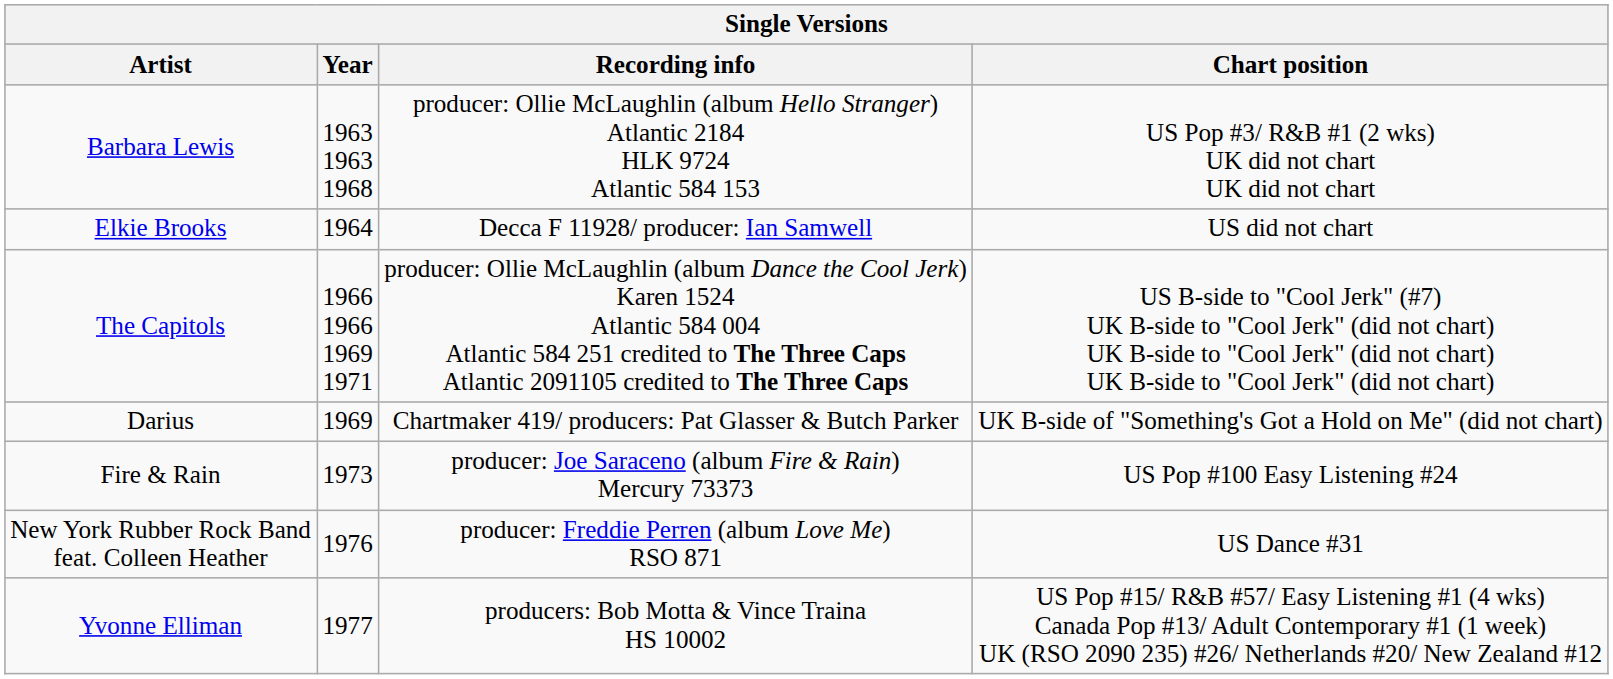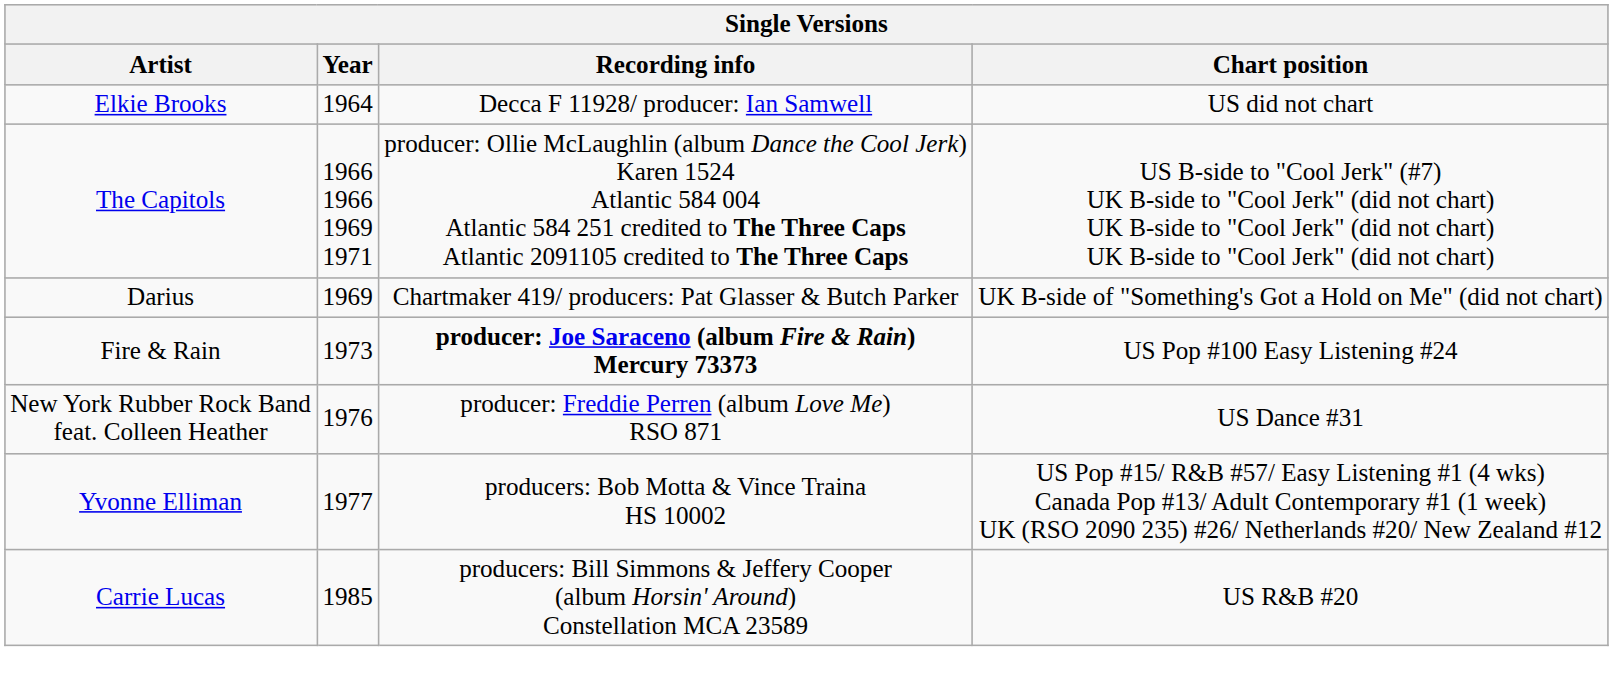- row: (161, 146)
(676, 475) normal -> (676, 350) bold
+ row: (161, 597)
